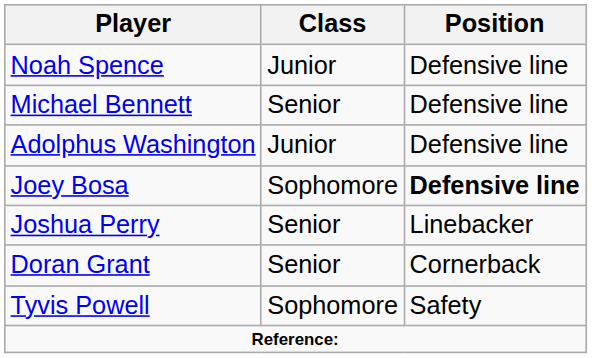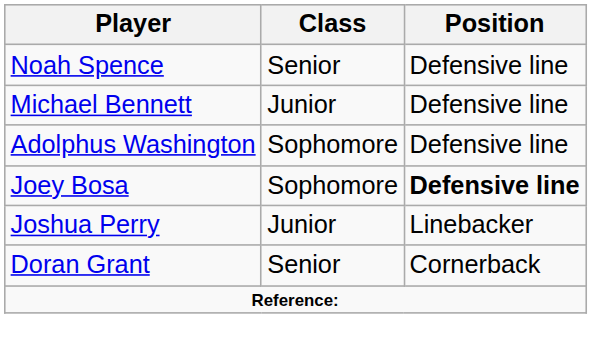(302, 64) Junior -> (304, 64) Senior
(304, 104) Senior -> (302, 104) Junior
(302, 144) Junior -> (333, 144) Sophomore
(304, 225) Senior -> (302, 225) Junior
- row: (80, 305)
